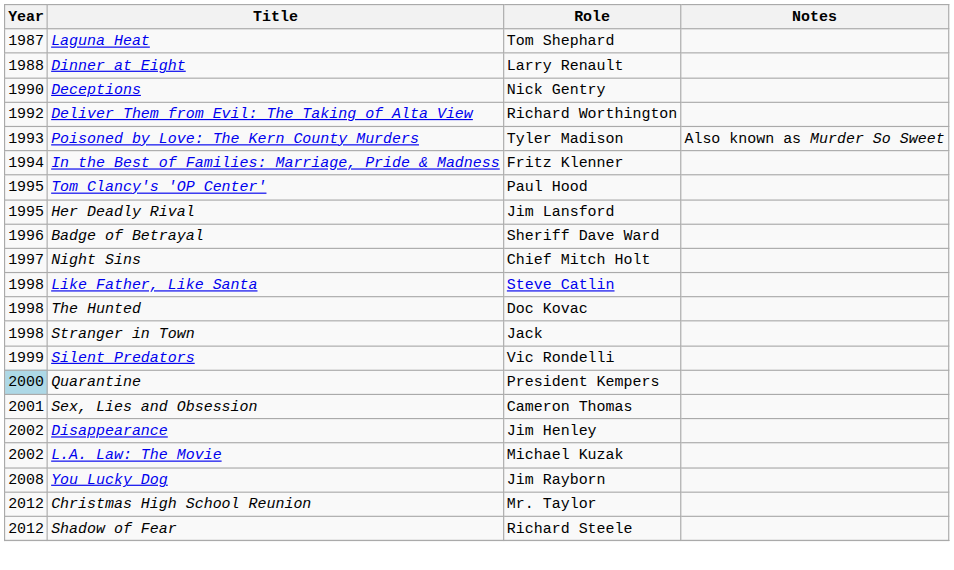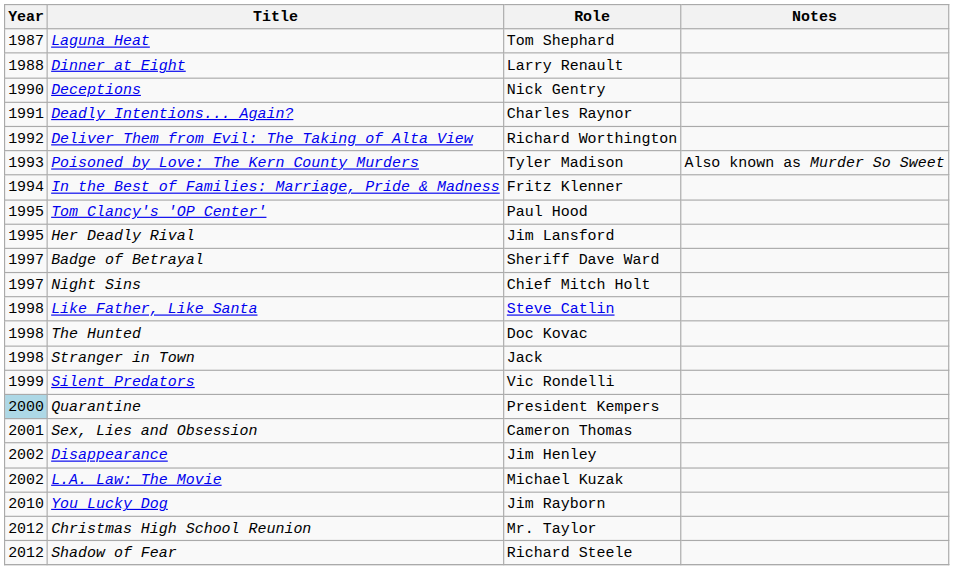+ row: (172, 114)
(26, 236) 1996 -> (26, 260) 1997
(26, 480) 2008 -> (26, 504) 2010
